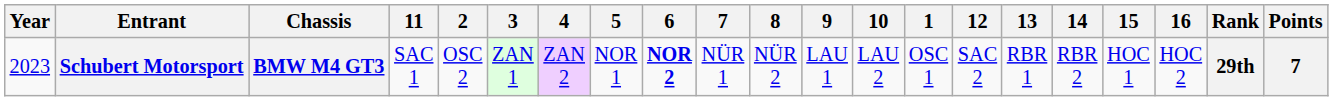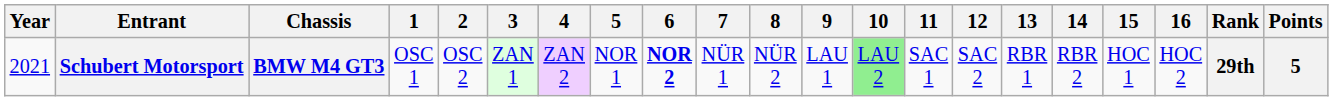columns swapped: (928, 20) <-> (414, 20)
(30, 66) 2023 -> (30, 66) 2021
(878, 66) no background -> (878, 66) lightgreen background
(1296, 66) 7 -> (1296, 66) 5
